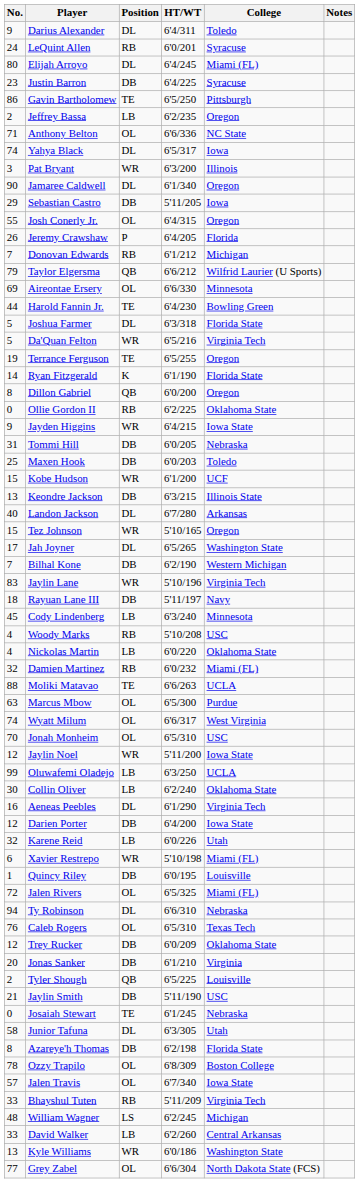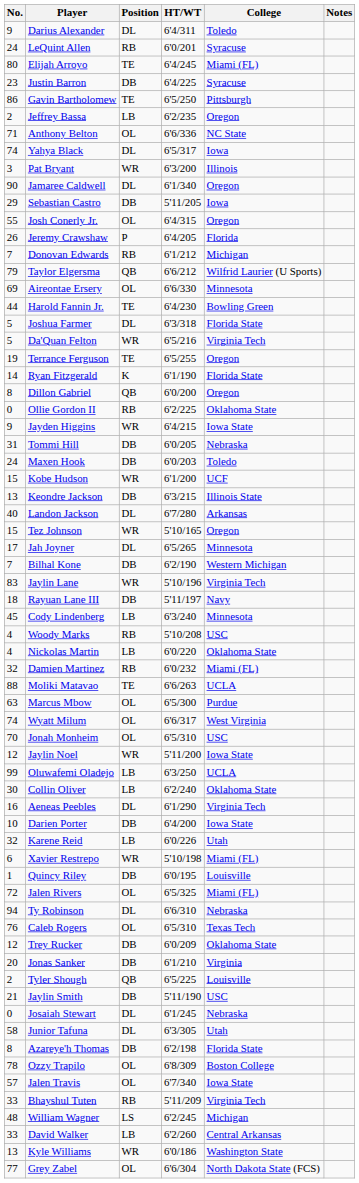(129, 64) DL -> (128, 64) TE
(12, 461) 25 -> (12, 461) 24
(245, 548) Washington State -> (230, 548) Minnesota
(12, 824) 12 -> (12, 824) 10
(128, 1013) TE -> (129, 1013) DL
